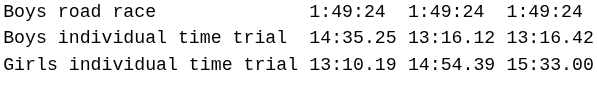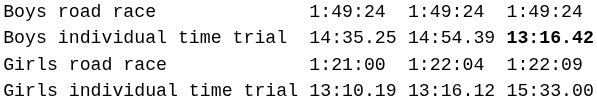(452, 38) 13:16.12 -> (452, 38) 14:54.39
(550, 38) normal -> (550, 38) bold
+ row: (85, 65)
(452, 65) 14:54.39 -> (452, 92) 13:16.12
